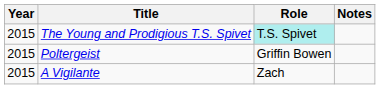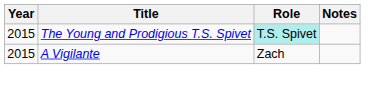- row: (70, 53)
